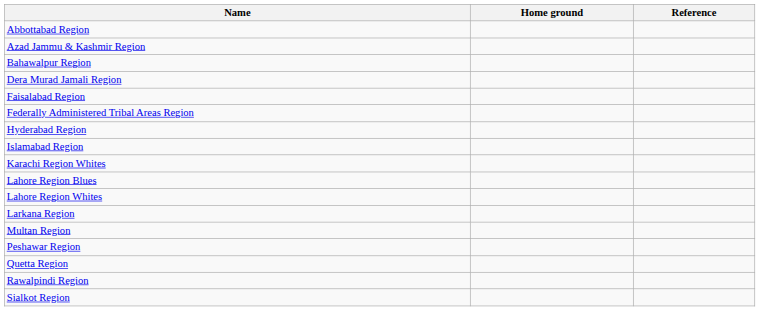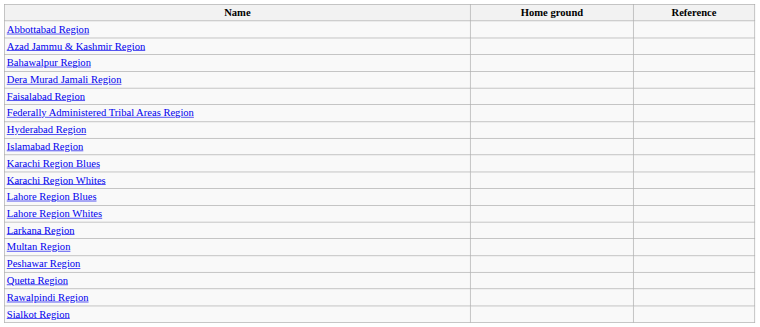+ row: (53, 163)
